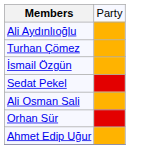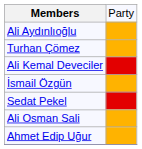+ row: (55, 66)
- row: (33, 119)
